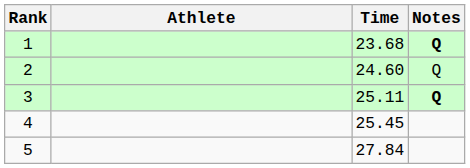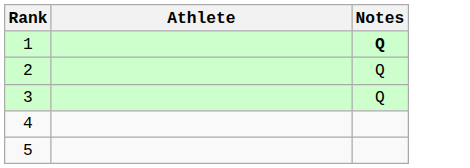- column: (380, 18)
(436, 97) bold -> (380, 97) normal
